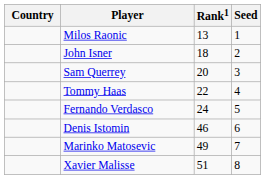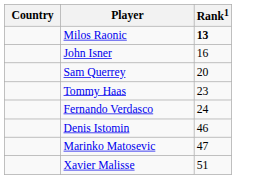- column: (246, 15)
(203, 35) normal -> (203, 35) bold
(203, 53) 18 -> (203, 53) 16
(203, 91) 22 -> (203, 91) 23
(203, 146) 49 -> (203, 146) 47
